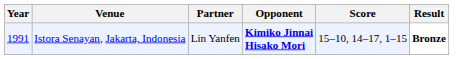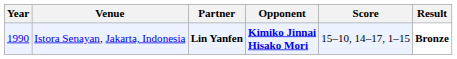(18, 38) 1991 -> (18, 38) 1990
(215, 38) normal -> (217, 38) bold
